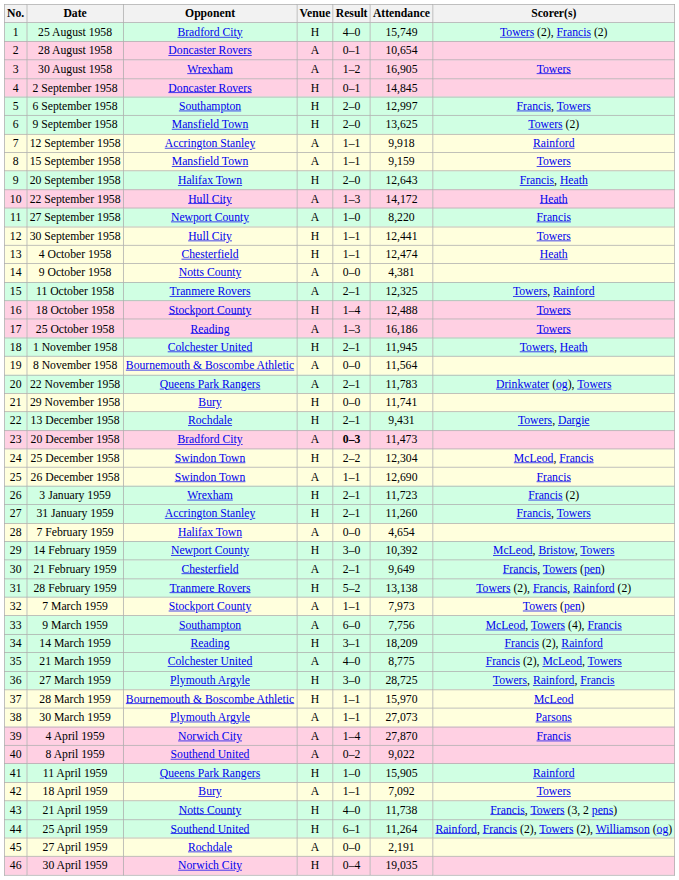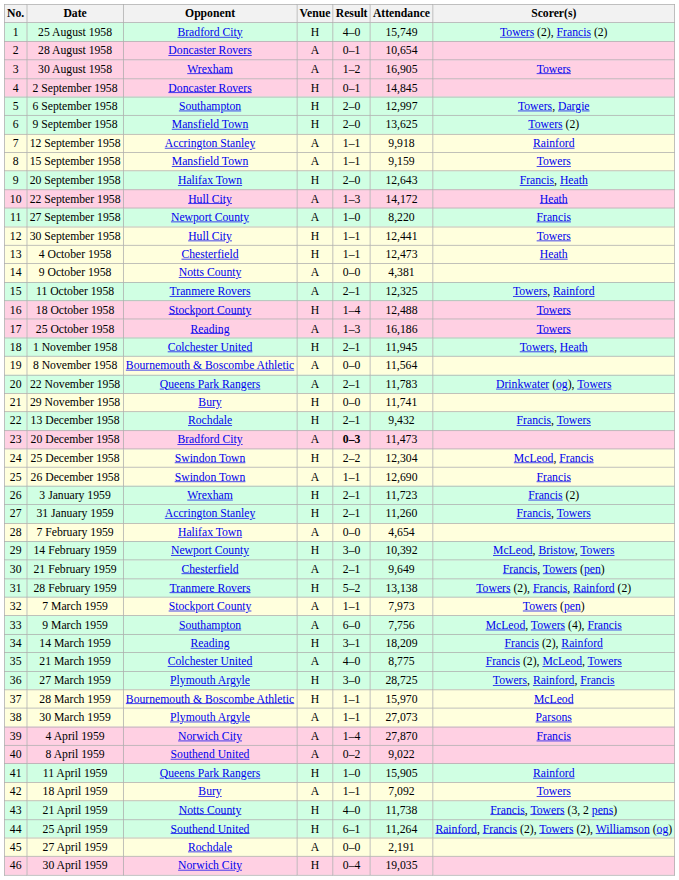(554, 106) Francis, Towers -> (554, 106) Towers, Dargie
(401, 254) 12,474 -> (401, 254) 12,473
(401, 421) 9,431 -> (401, 421) 9,432
(554, 421) Towers, Dargie -> (554, 421) Francis, Towers
